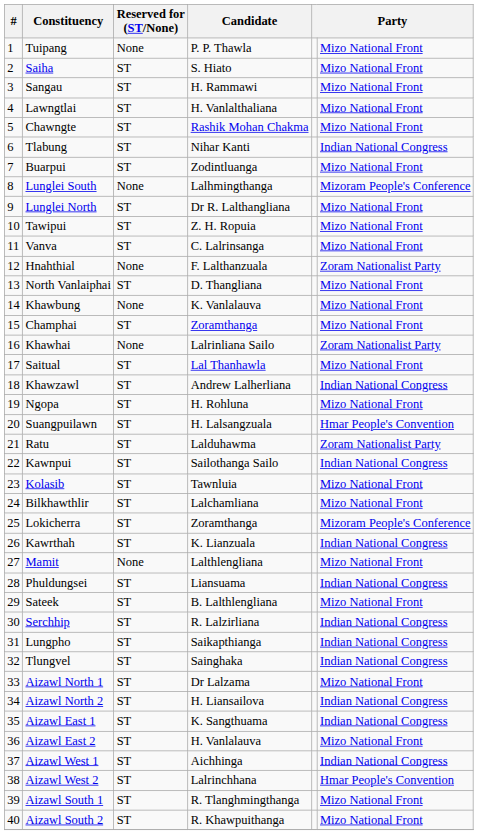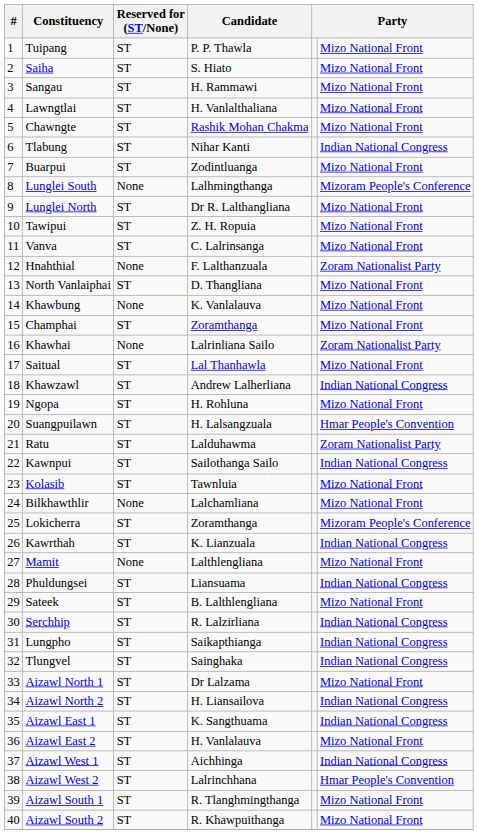(130, 48) None -> (124, 48) ST
(124, 503) ST -> (130, 503) None
